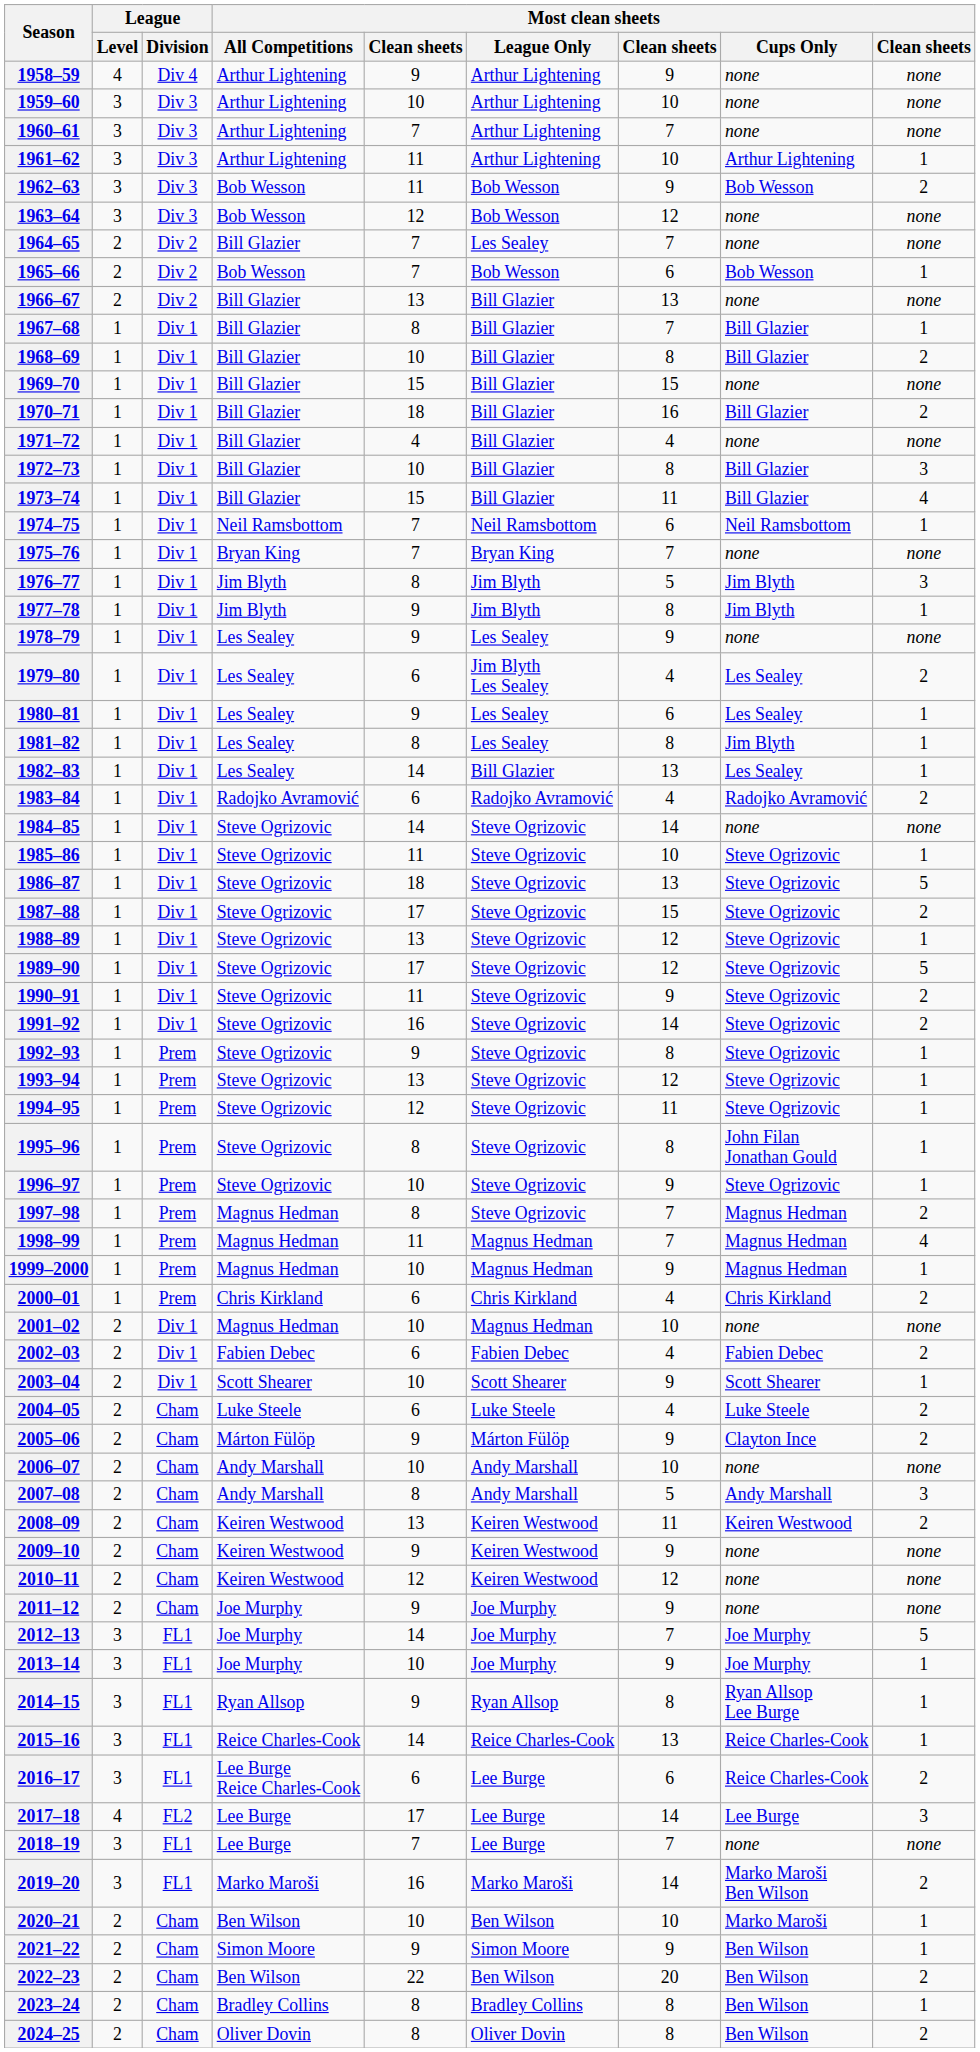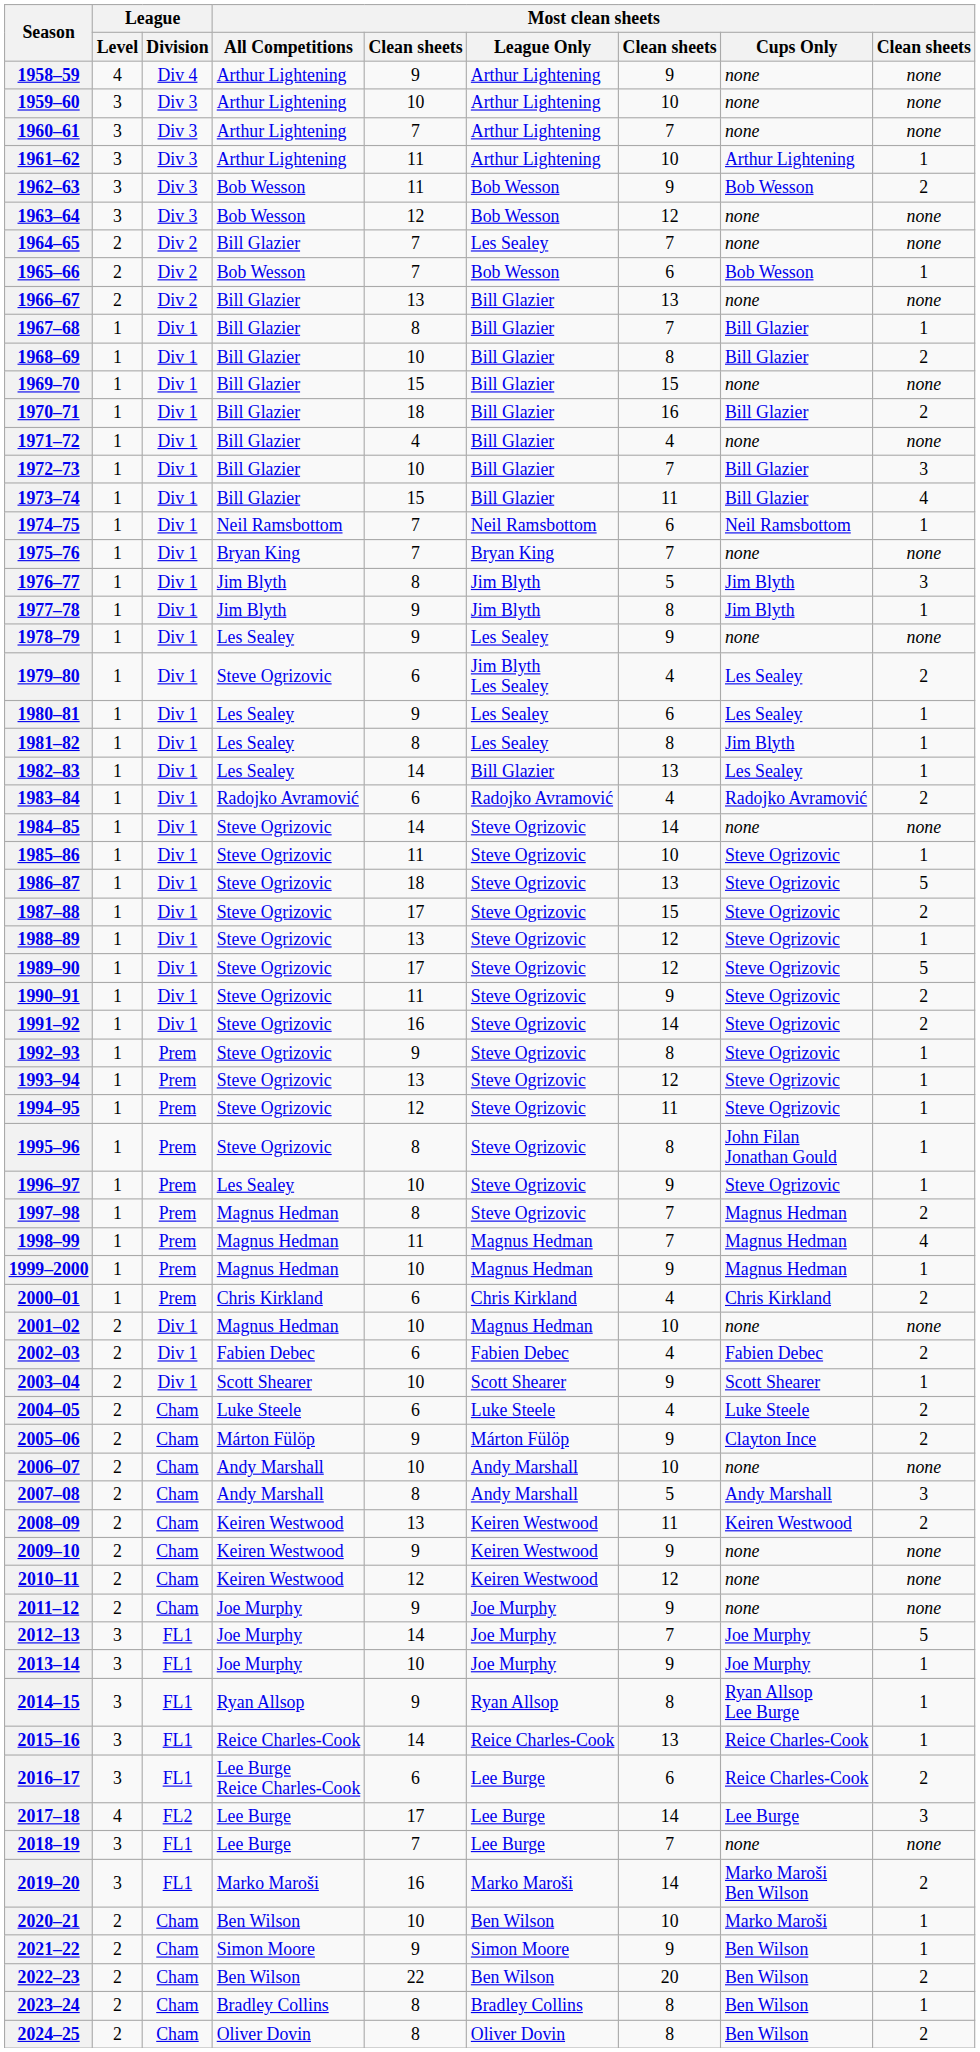(670, 469) 8 -> (670, 469) 7
(255, 676) Les Sealey -> (274, 676) Steve Ogrizovic
(274, 1185) Steve Ogrizovic -> (255, 1185) Les Sealey
